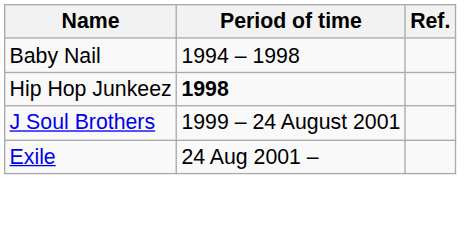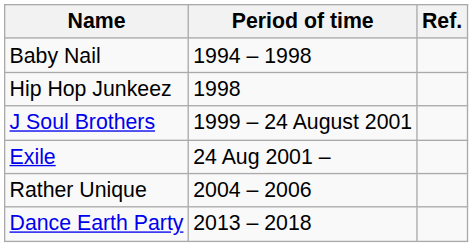(205, 88) bold -> (217, 88) normal
+ row: (78, 190)
+ row: (97, 223)
